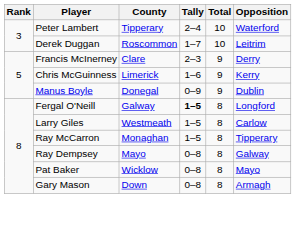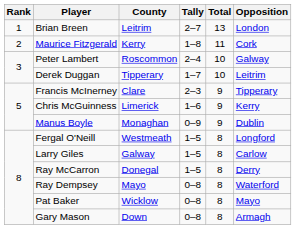+ row: (62, 28)
+ row: (76, 43)
(142, 28) Tipperary -> (149, 59) Roscommon
(257, 28) Waterford -> (252, 59) Galway
(149, 43) Roscommon -> (142, 75) Tipperary
(248, 59) Derry -> (257, 91) Tipperary
(140, 91) Donegal -> (145, 122) Monaghan
(138, 106) Galway -> (147, 138) Westmeath
(193, 106) bold -> (193, 138) normal
(147, 122) Westmeath -> (138, 153) Galway
(145, 138) Monaghan -> (140, 169) Donegal
(257, 138) Tipperary -> (248, 169) Derry
(252, 153) Galway -> (257, 185) Waterford
